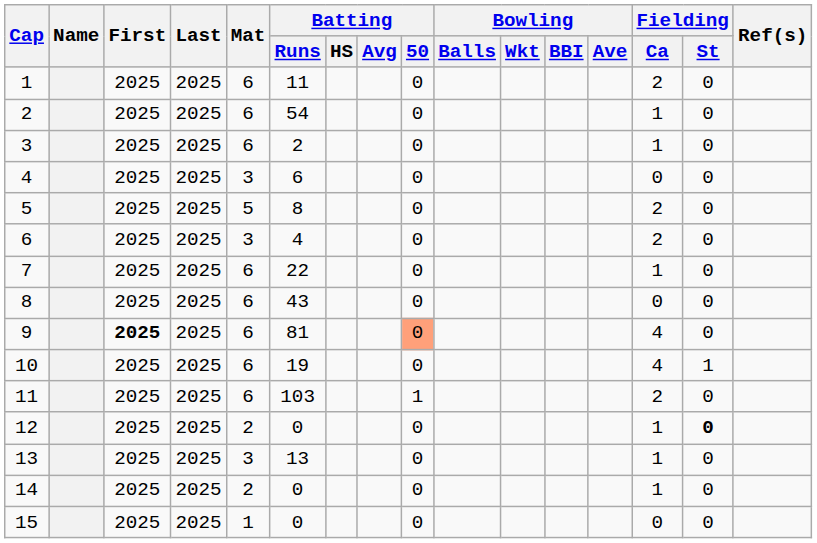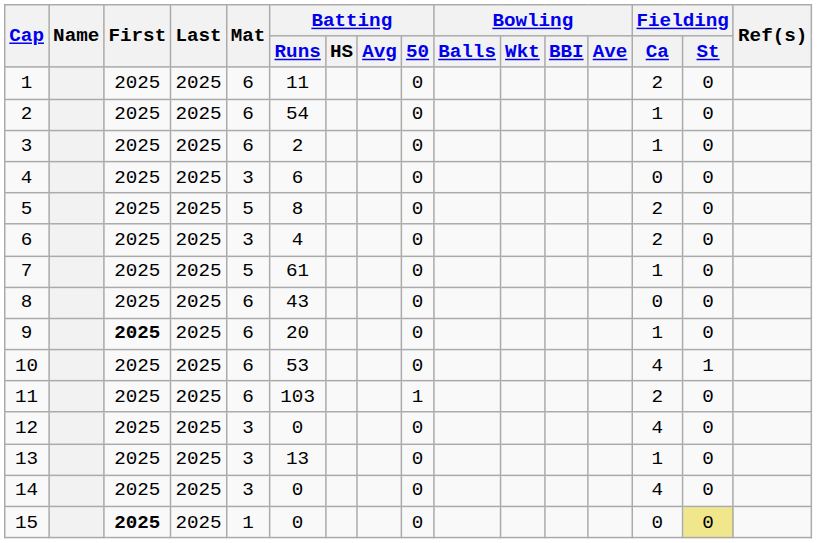(248, 271) 6 -> (248, 271) 5
(298, 271) 22 -> (298, 271) 61
(298, 334) 81 -> (298, 334) 20
(417, 334) lightsalmon background -> (417, 334) no background
(657, 334) 4 -> (657, 334) 1
(298, 365) 19 -> (298, 365) 53
(248, 428) 2 -> (248, 428) 3
(657, 428) 1 -> (657, 428) 4
(708, 428) bold -> (708, 428) normal
(248, 491) 2 -> (248, 491) 3
(657, 491) 1 -> (657, 491) 4
(137, 522) normal -> (137, 522) bold
(708, 522) no background -> (708, 522) khaki background
